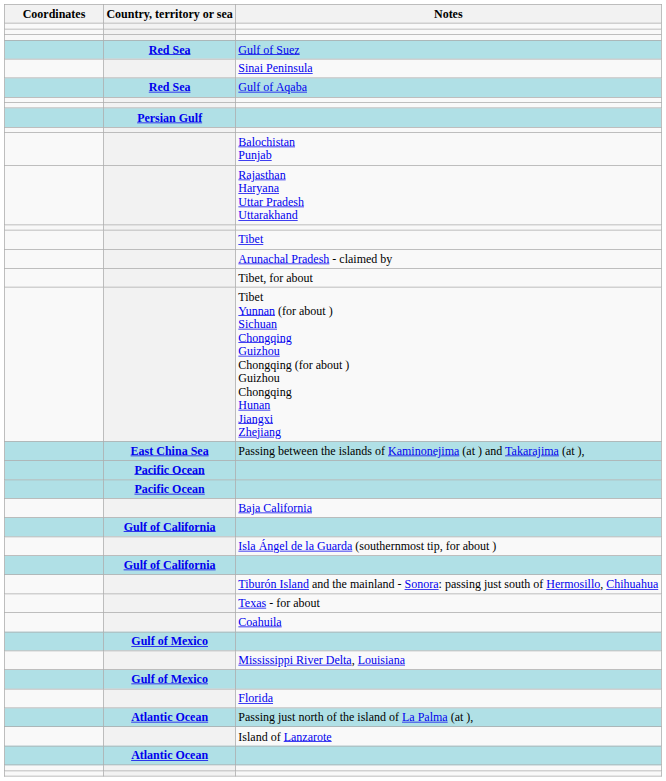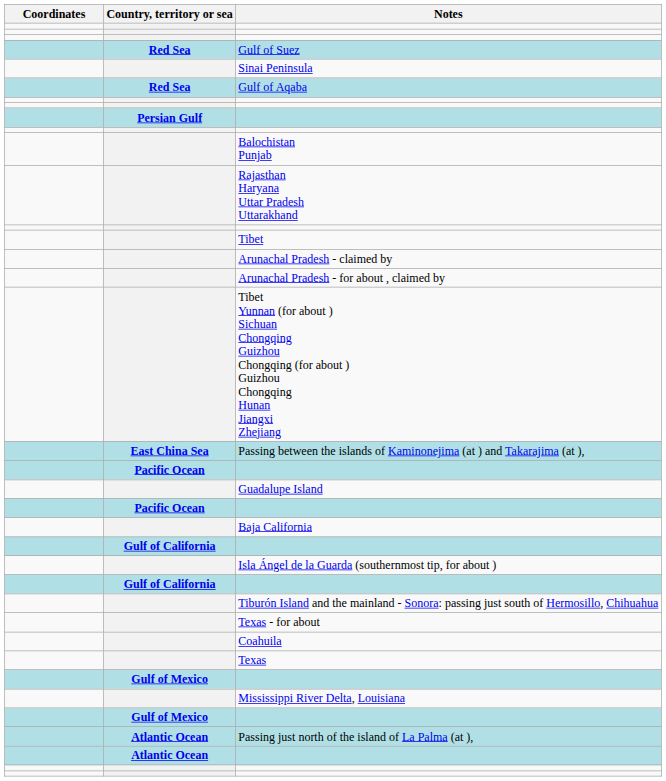- row: (170, 278)
+ row: (170, 278)
+ row: (170, 489)
+ row: (170, 660)
- row: (170, 698)
- row: (170, 736)
